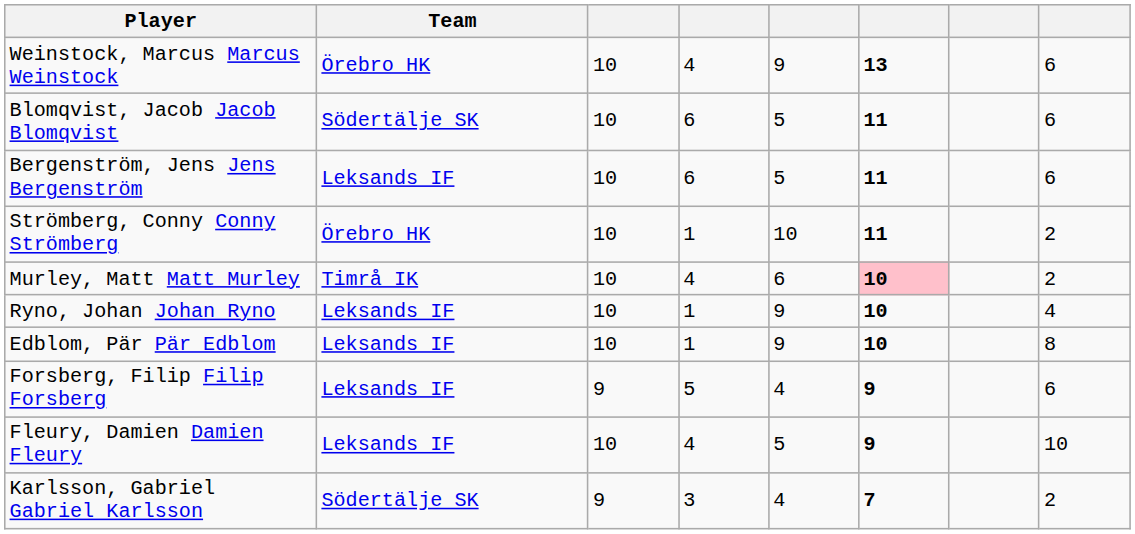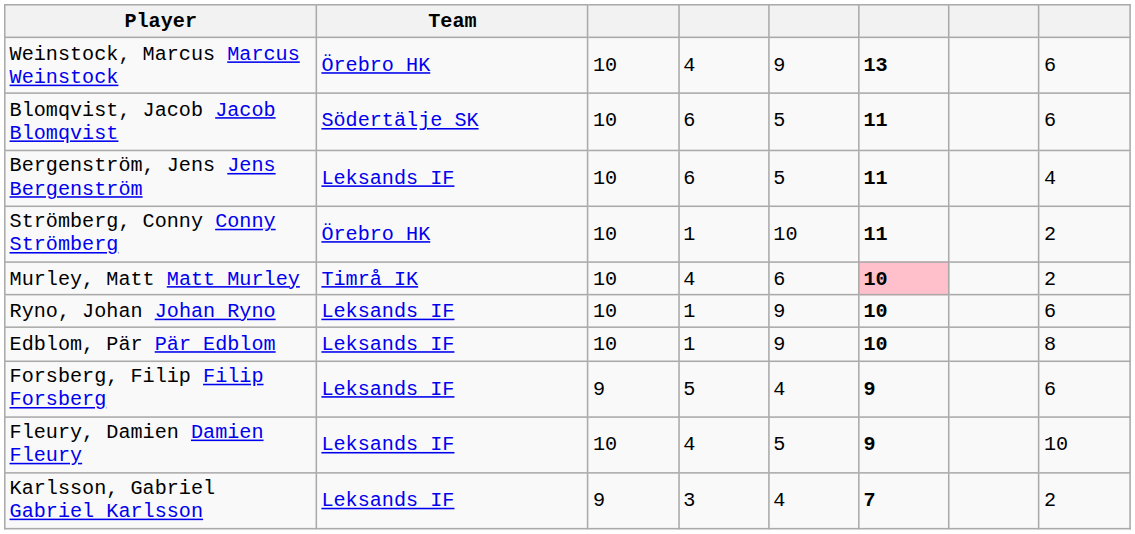(1050, 178) 6 -> (1050, 178) 4
(1050, 311) 4 -> (1050, 311) 6
(400, 501) Södertälje SK -> (388, 501) Leksands IF
